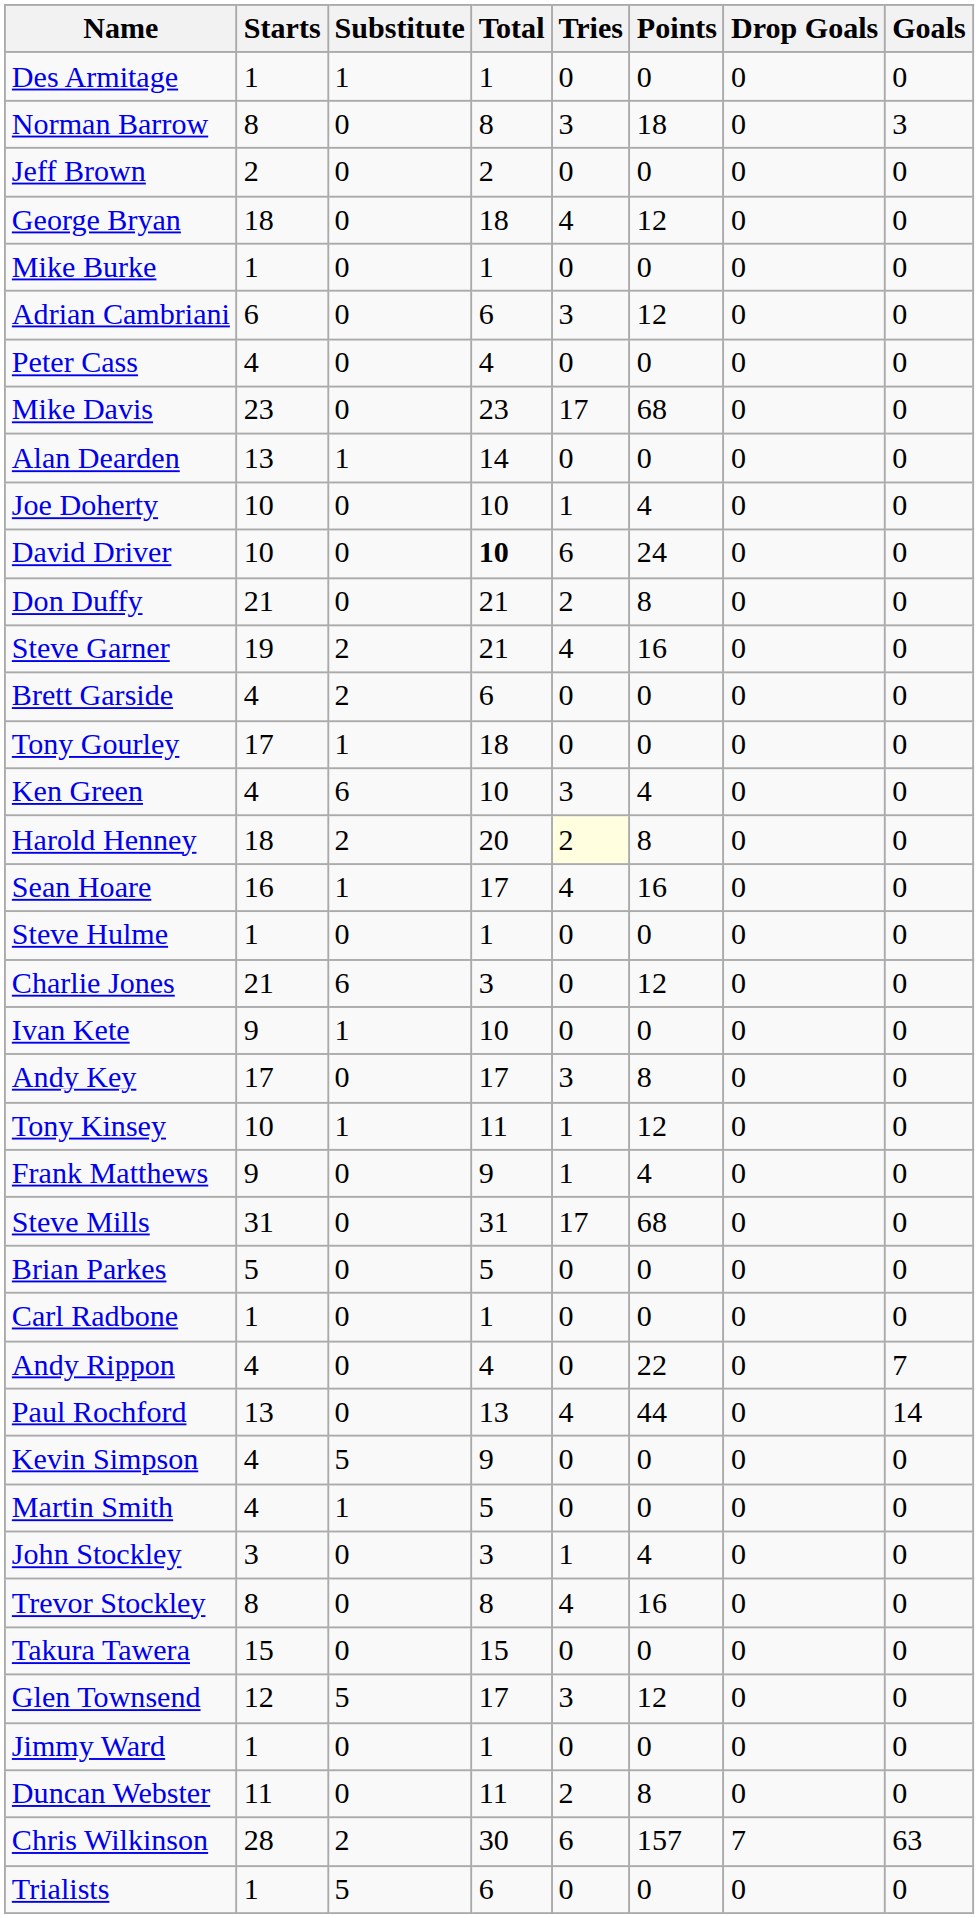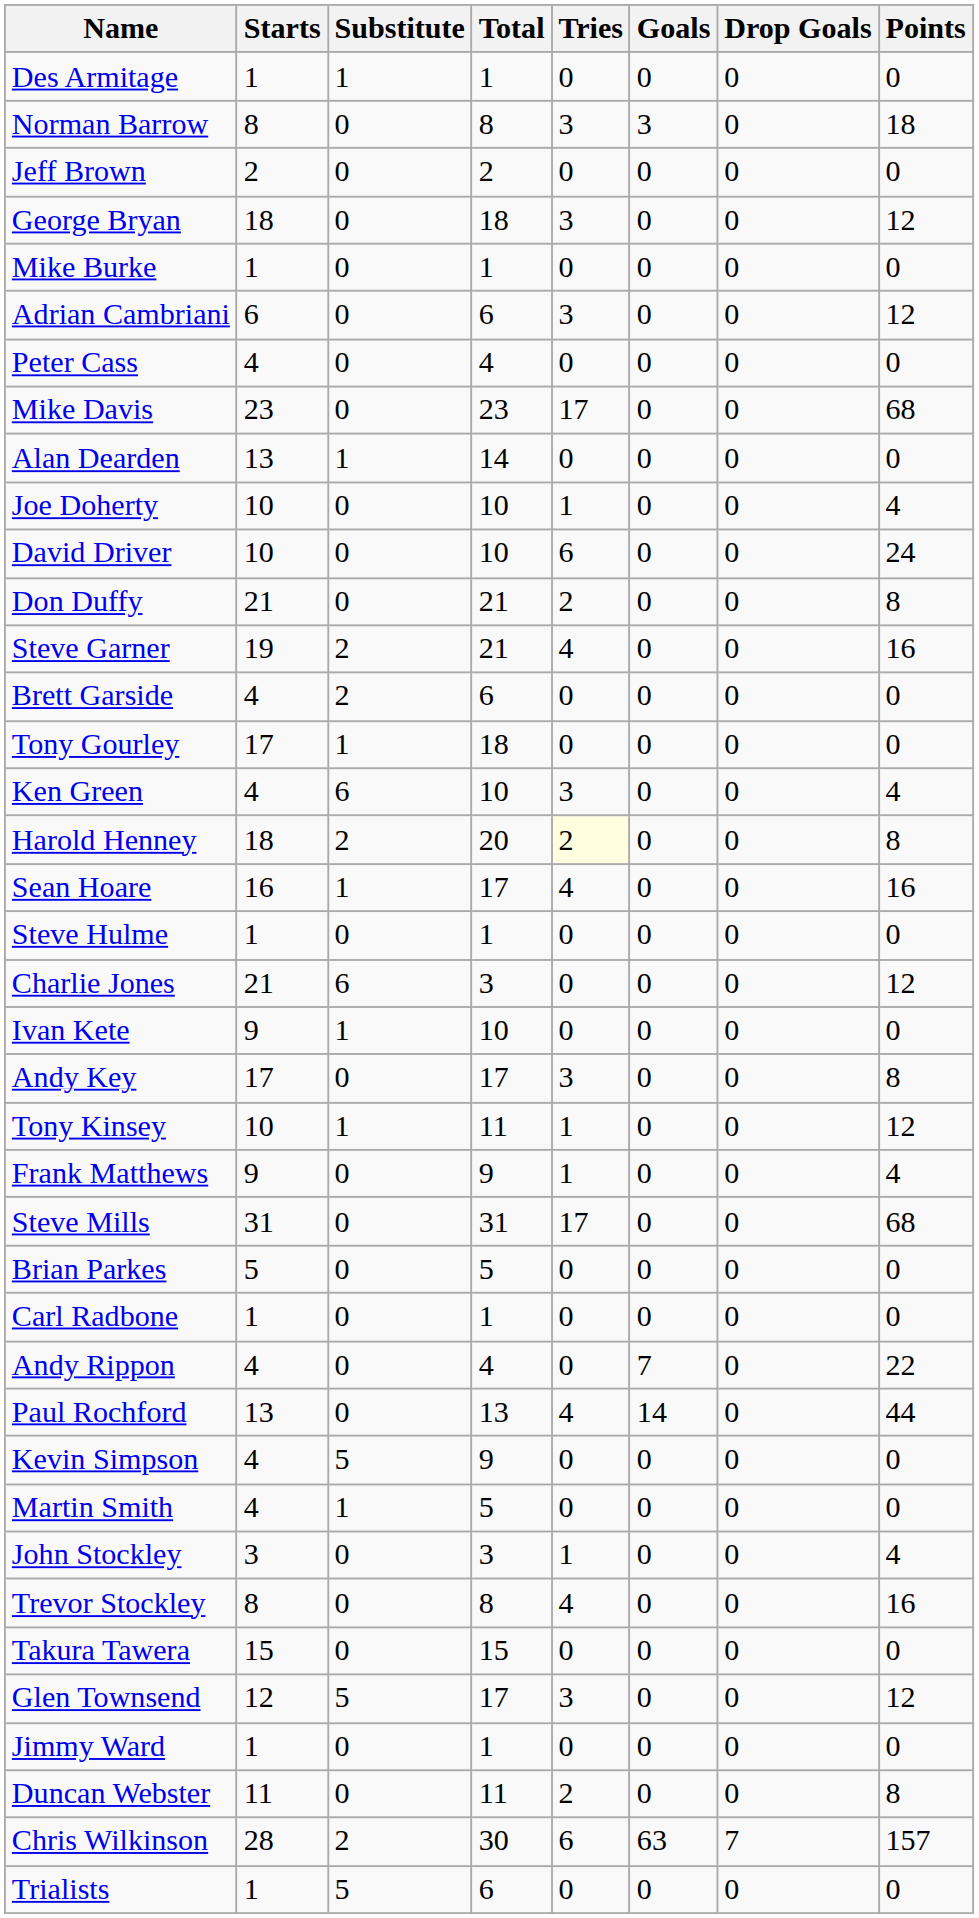columns swapped: (929, 28) <-> (677, 28)
(566, 219) 4 -> (566, 219) 3
(494, 553) bold -> (494, 553) normal
